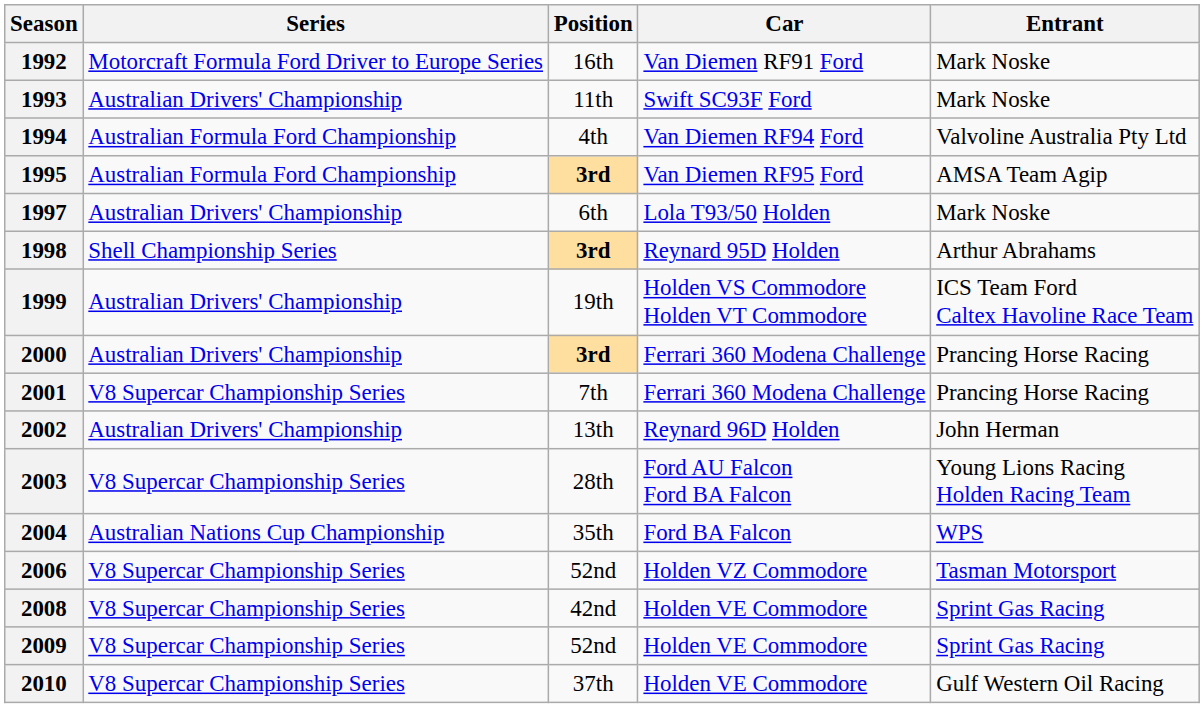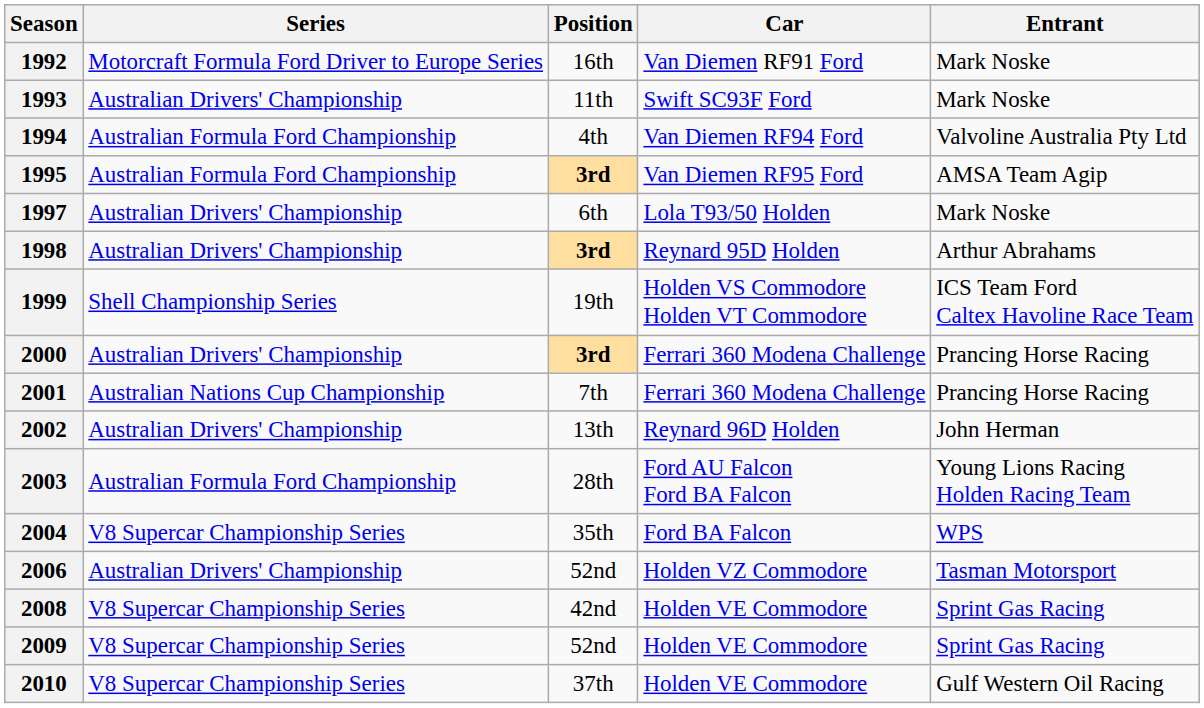(213, 250) Shell Championship Series -> (245, 250) Australian Drivers' Championship
(245, 302) Australian Drivers' Championship -> (213, 302) Shell Championship Series
(247, 391) V8 Supercar Championship Series -> (266, 391) Australian Nations Cup Championship
(247, 480) V8 Supercar Championship Series -> (272, 480) Australian Formula Ford Championship
(266, 532) Australian Nations Cup Championship -> (247, 532) V8 Supercar Championship Series
(247, 569) V8 Supercar Championship Series -> (245, 569) Australian Drivers' Championship
